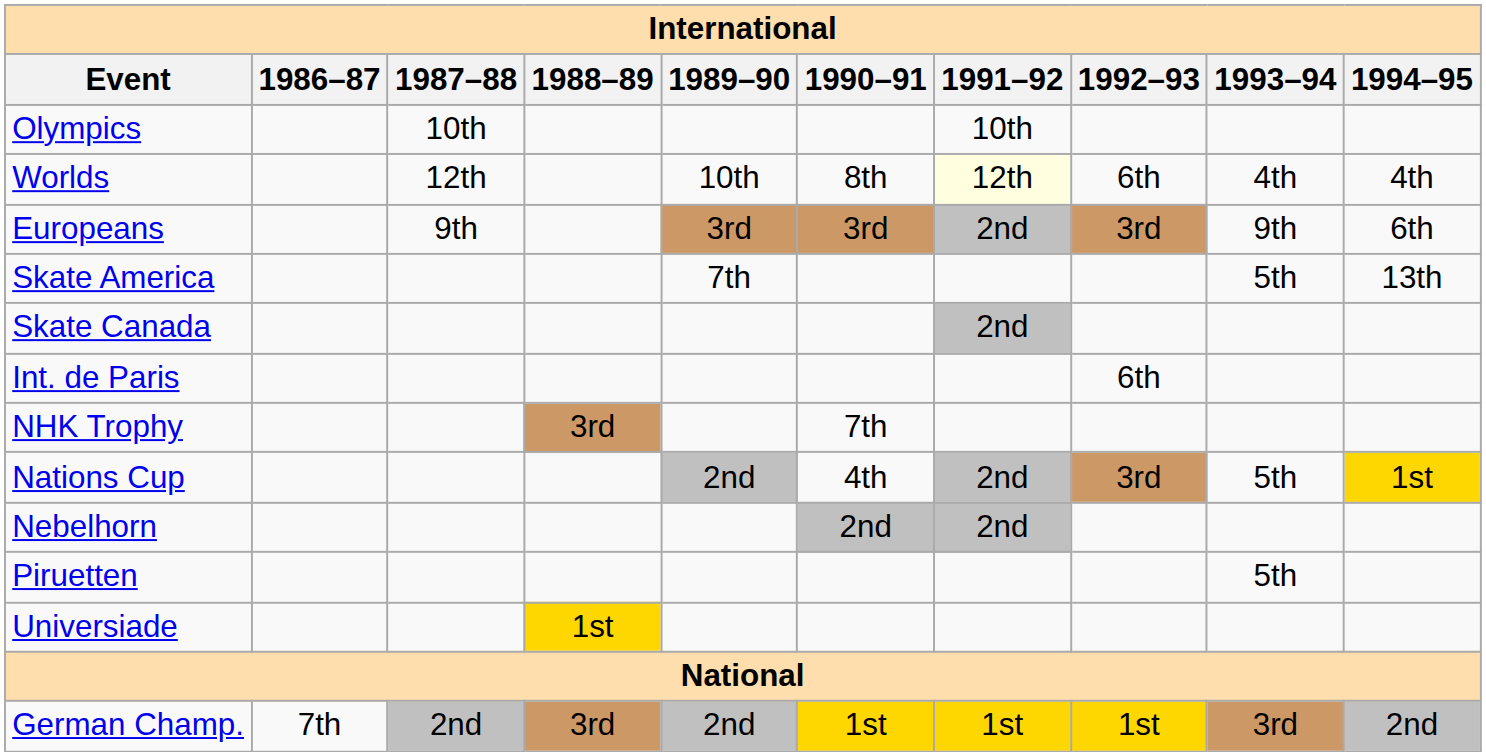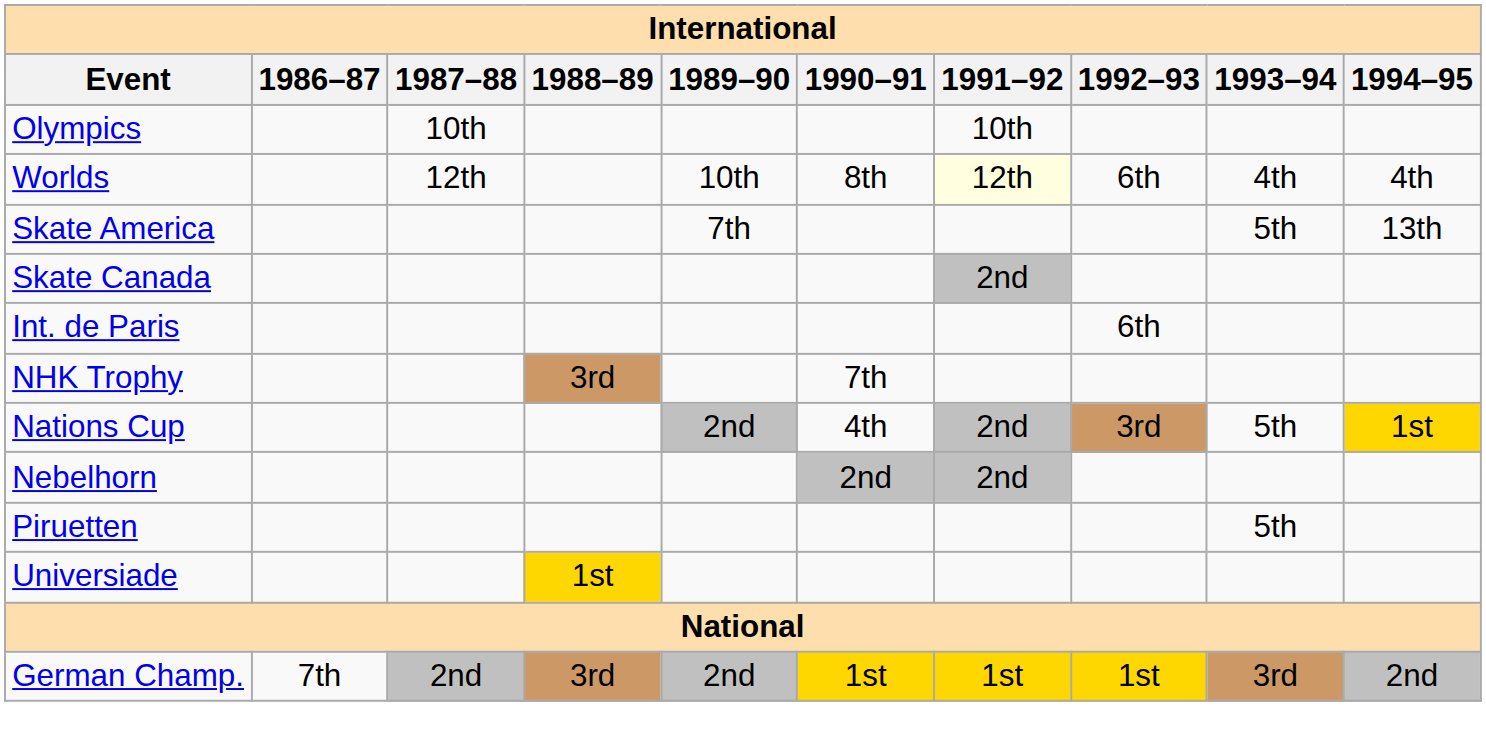- row: (88, 228)
